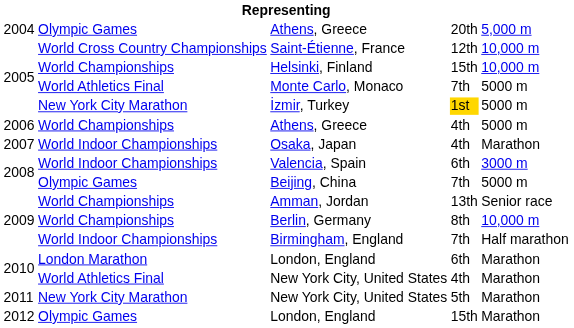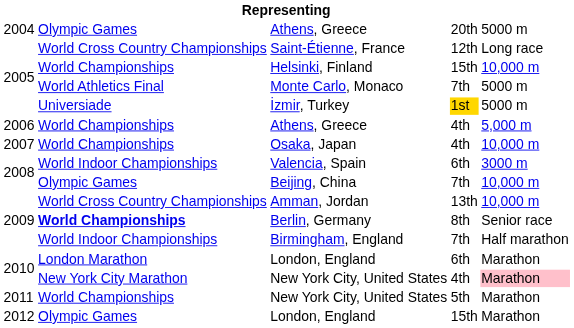(506, 29) 5,000 m -> (504, 29) 5000 m
(510, 48) 10,000 m -> (512, 48) Long race
(113, 106) New York City Marathon -> (75, 106) Universiade
(504, 125) 5000 m -> (506, 125) 5,000 m
(128, 144) World Indoor Championships -> (106, 144) World Championships
(511, 144) Marathon -> (510, 144) 10,000 m
(504, 182) 5000 m -> (510, 182) 10,000 m
(106, 201) World Championships -> (152, 201) World Cross Country Championships
(517, 201) Senior race -> (510, 201) 10,000 m
(106, 221) normal -> (112, 221) bold
(510, 221) 10,000 m -> (517, 221) Senior race
(101, 278) World Athletics Final -> (113, 278) New York City Marathon
(511, 278) no background -> (511, 278) pink background
(113, 297) New York City Marathon -> (106, 297) World Championships
